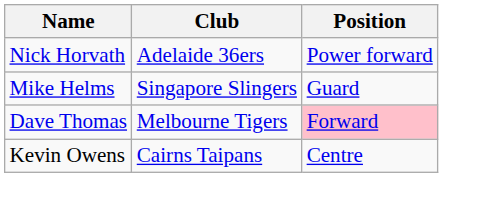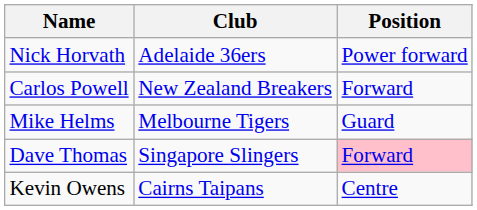+ row: (69, 88)
(217, 88) Singapore Slingers -> (214, 121) Melbourne Tigers
(212, 121) Melbourne Tigers -> (218, 155) Singapore Slingers
